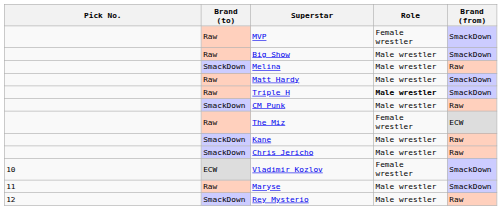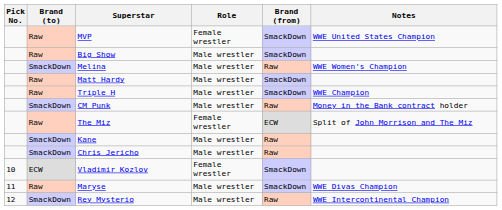+ column: (404, 15)
(406, 92) bold -> (224, 92) normal
